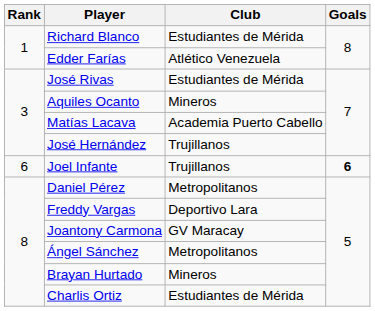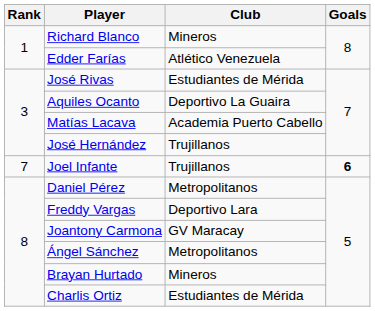(236, 36) Estudiantes de Mérida -> (192, 36) Mineros
(192, 101) Mineros -> (229, 101) Deportivo La Guaira
(24, 166) 6 -> (24, 166) 7
